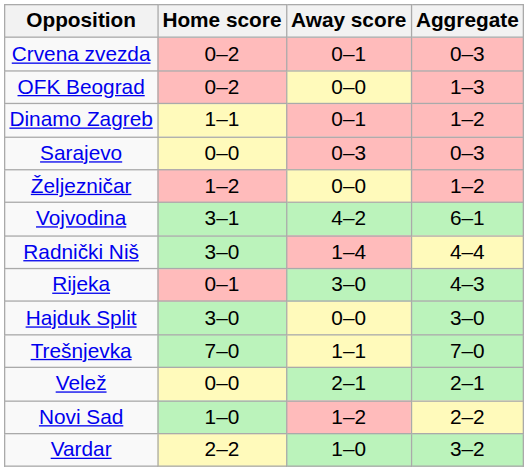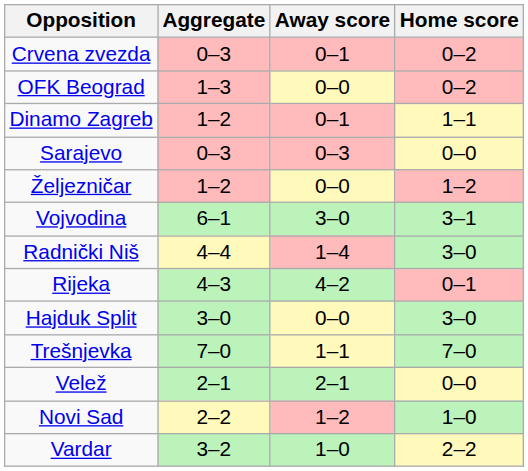columns swapped: (222, 20) <-> (467, 20)
(349, 218) 4–2 -> (332, 218) 3–0
(349, 284) 3–0 -> (332, 284) 4–2
